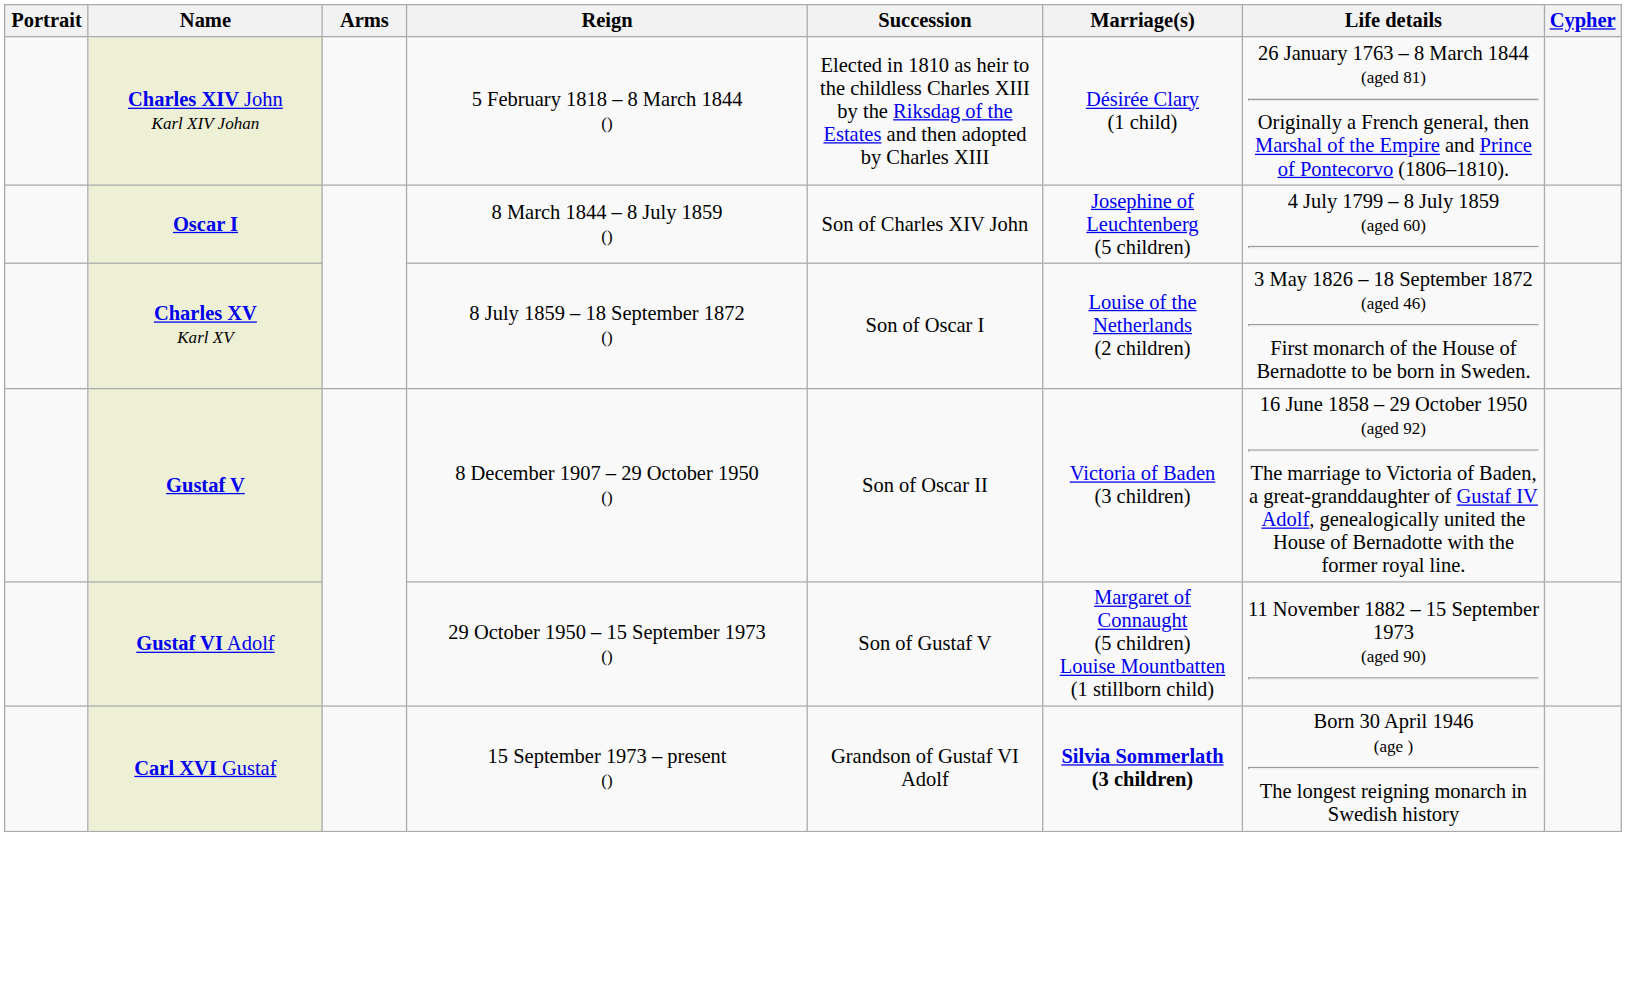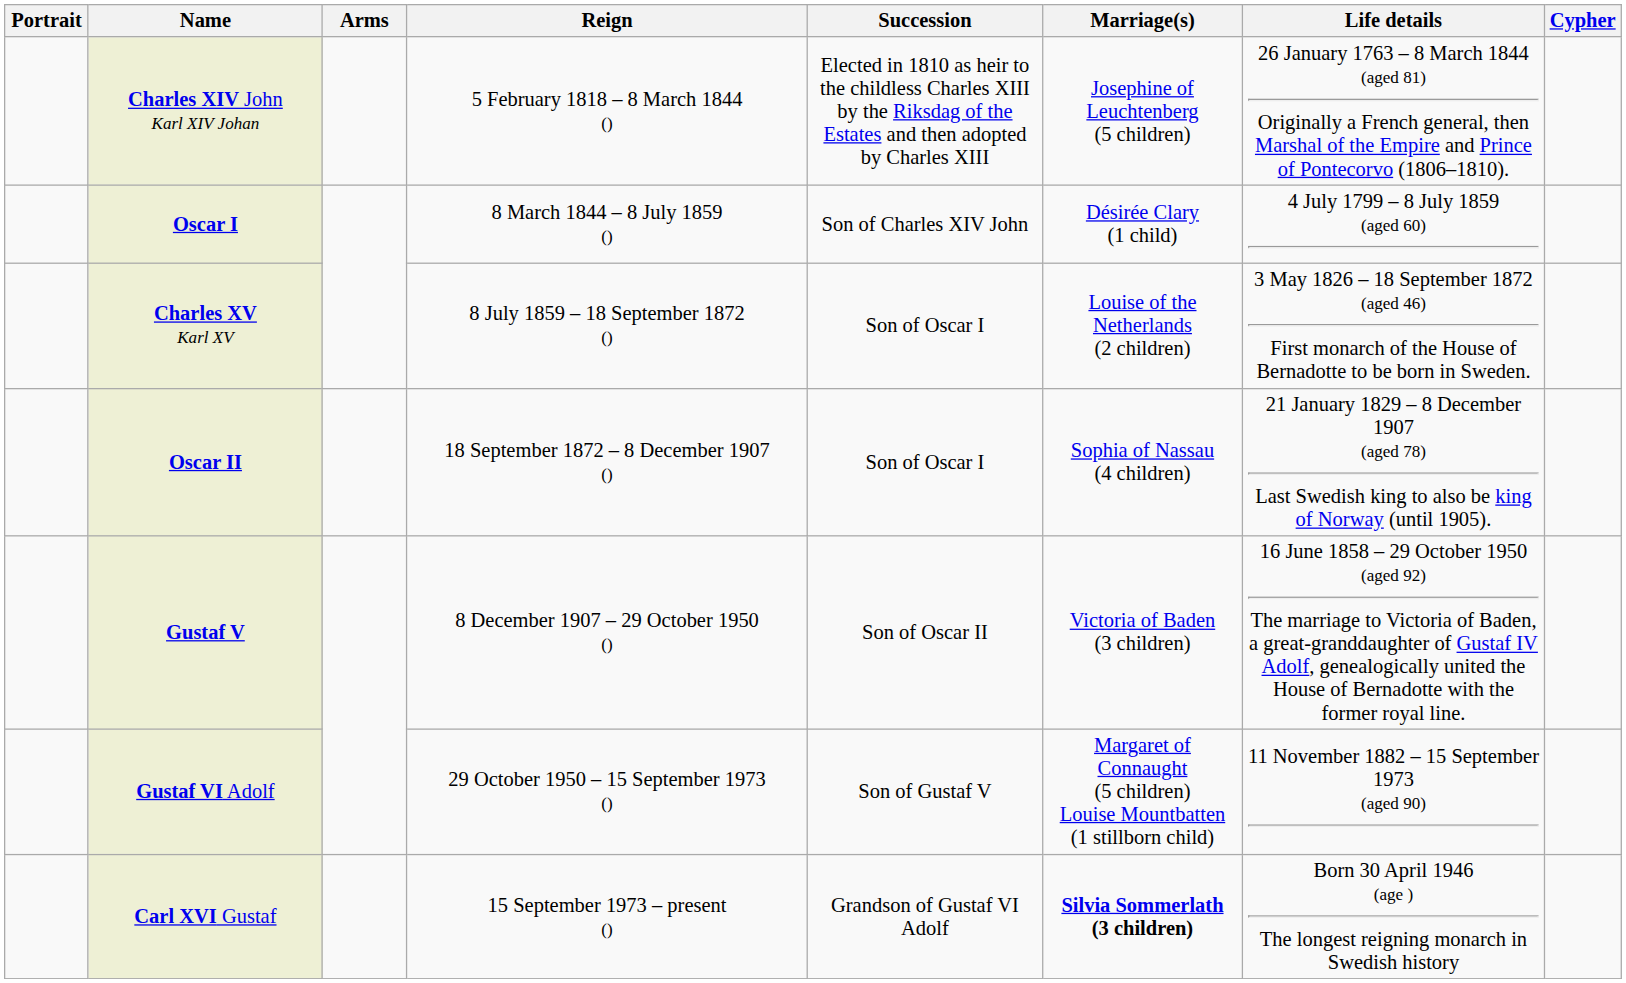(1142, 110) Désirée Clary (1 child) -> (1142, 110) Josephine of Leuchtenberg (5 children)
(1142, 223) Josephine of Leuchtenberg (5 children) -> (1142, 223) Désirée Clary (1 child)
+ row: (205, 461)
